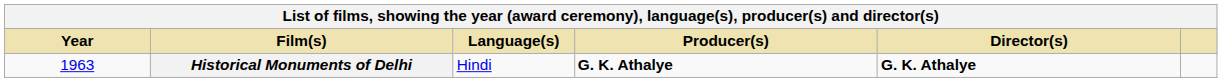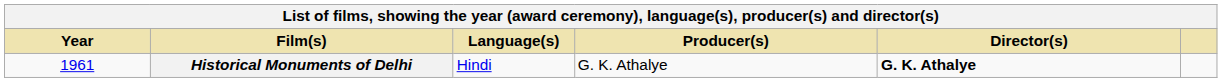(77, 65) 1963 -> (77, 65) 1961
(625, 65) bold -> (623, 65) normal
